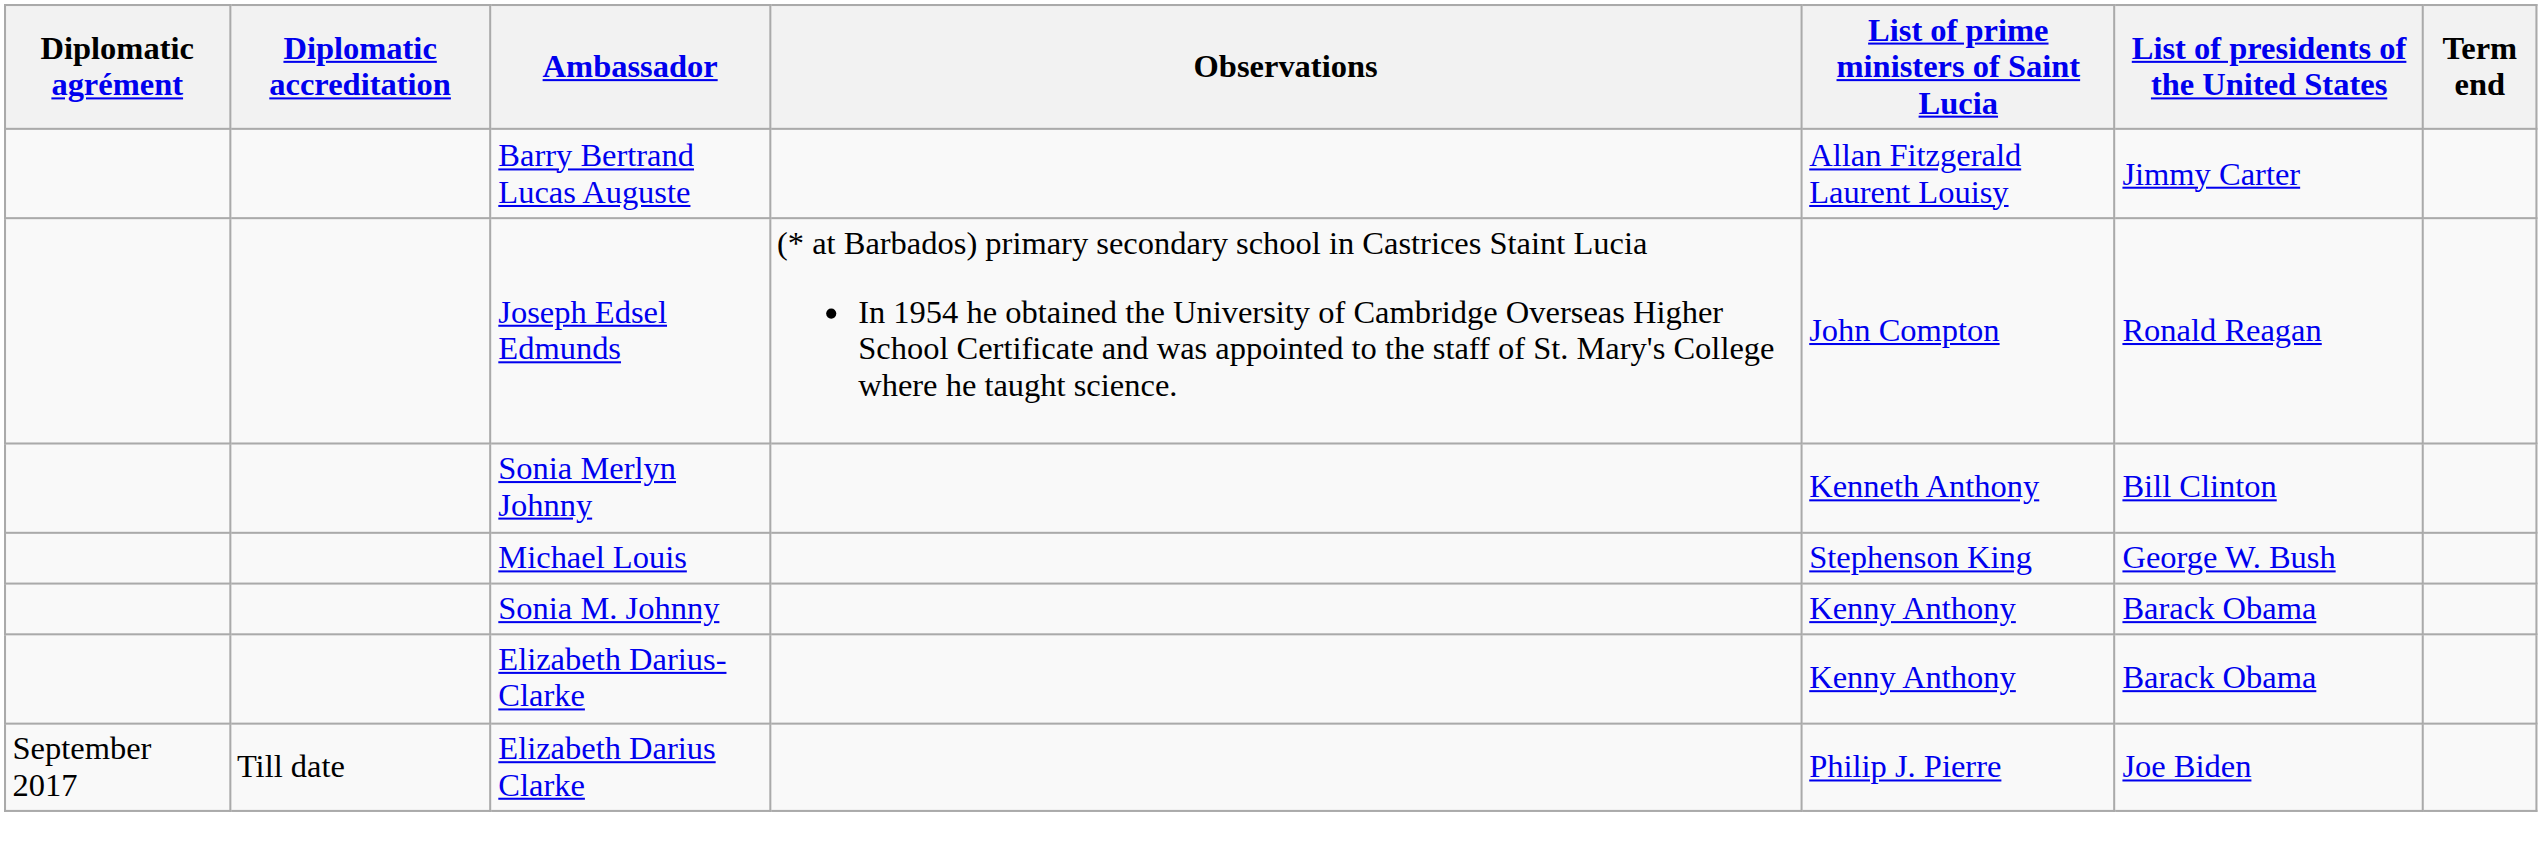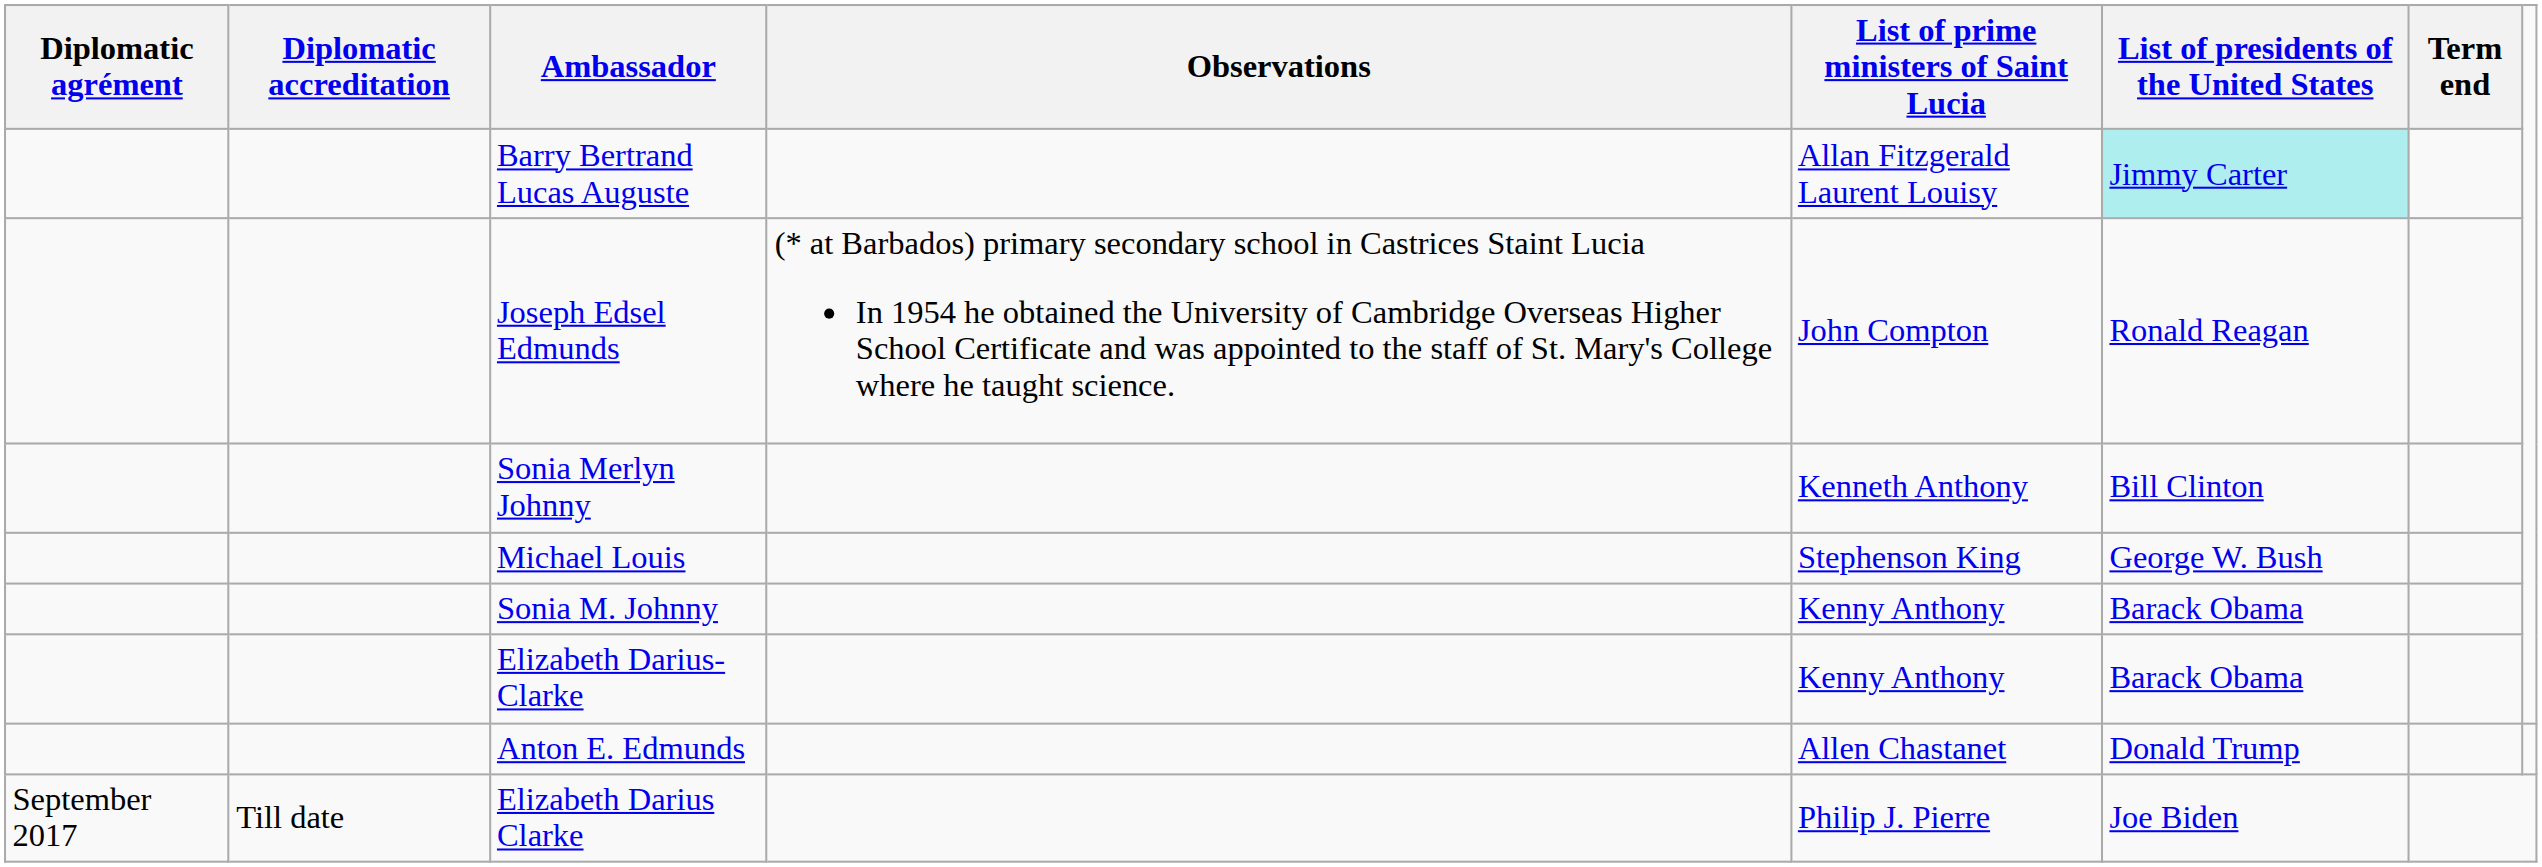(2211, 173) no background -> (2198, 173) paleturquoise background
+ row: (621, 748)
